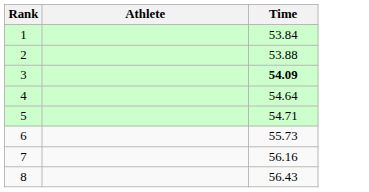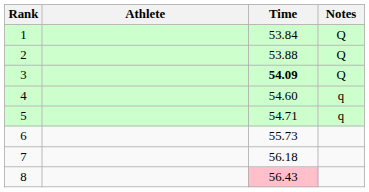+ column: (341, 14)
(283, 95) 54.64 -> (283, 95) 54.60
(283, 156) 56.16 -> (283, 156) 56.18
(283, 177) no background -> (283, 177) pink background
